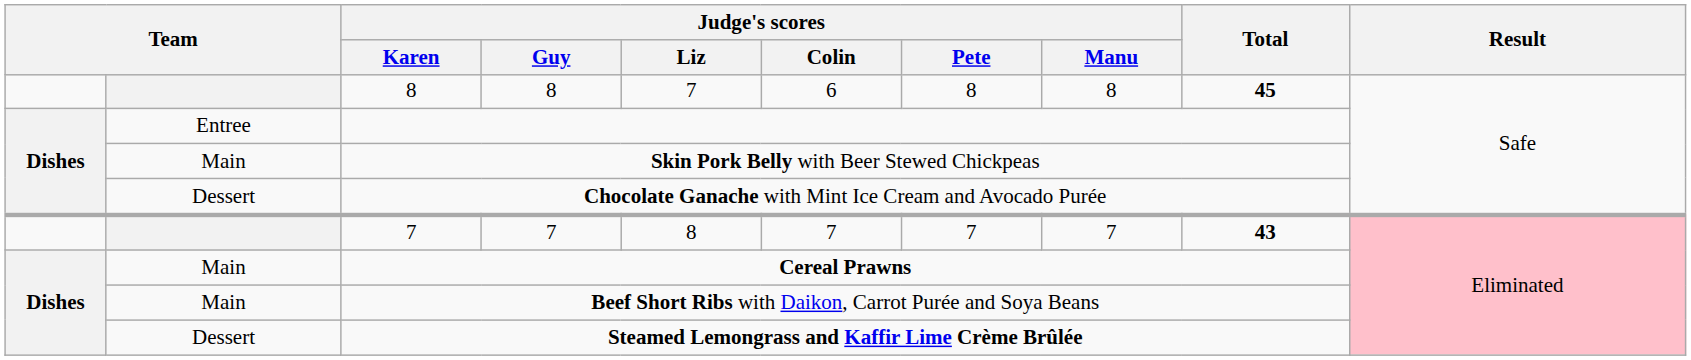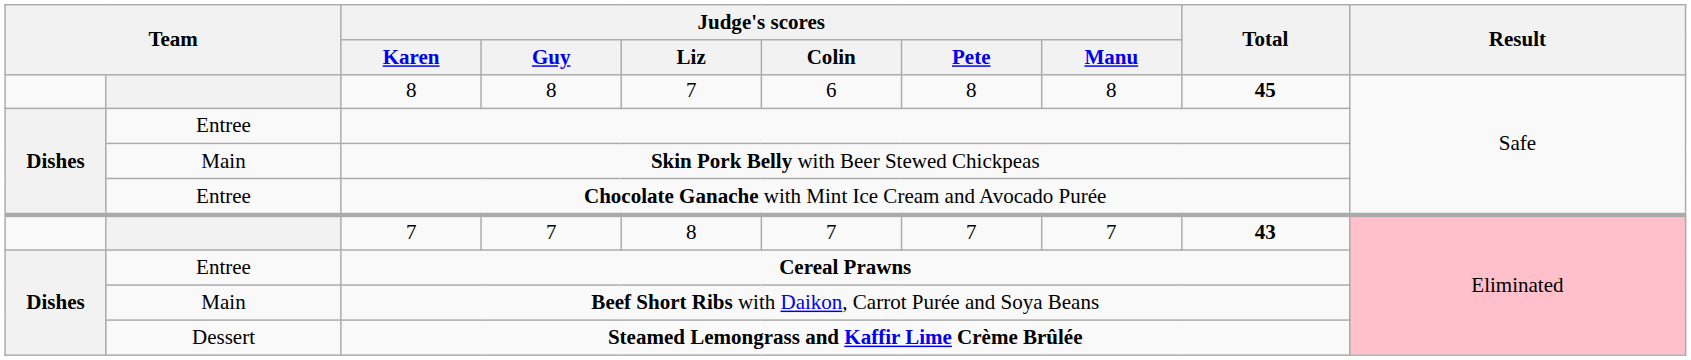(224, 195) Dessert -> (224, 195) Entree
(224, 267) Main -> (224, 267) Entree
